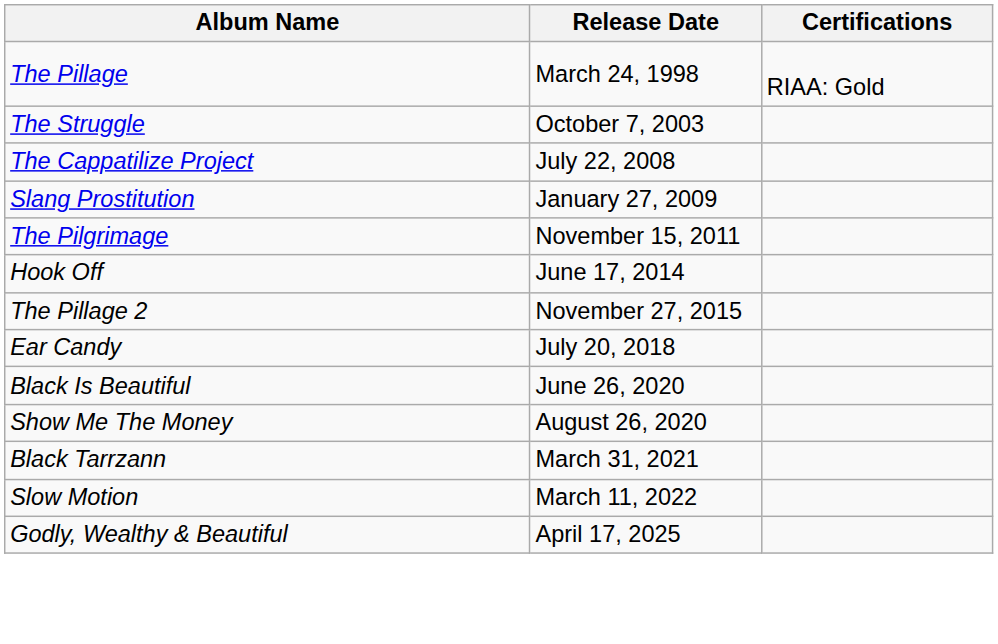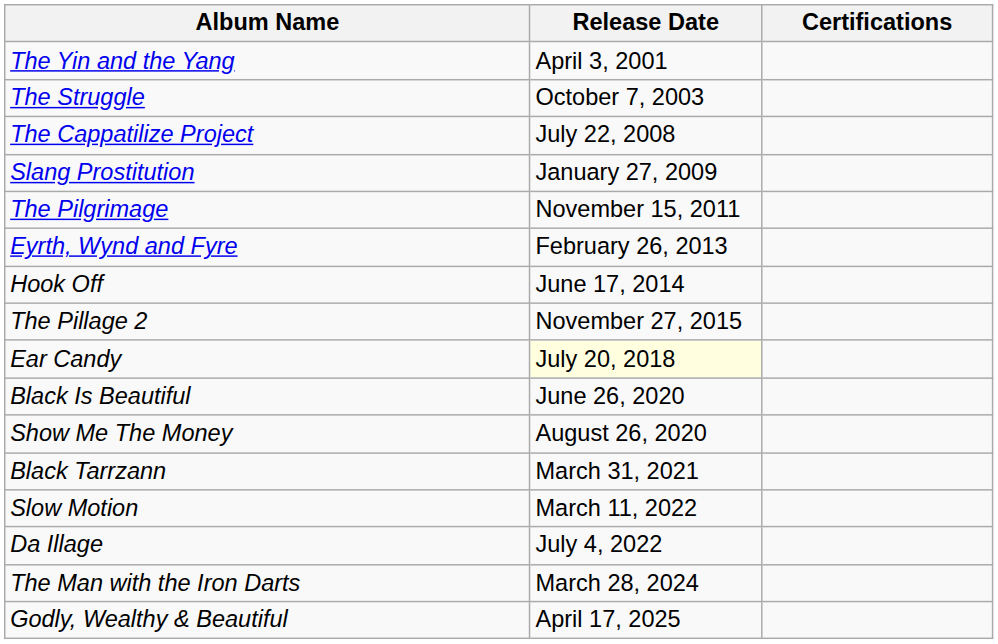- row: (69, 73)
+ row: (122, 60)
+ row: (124, 246)
(605, 348) no background -> (605, 358) lightyellow background
+ row: (57, 545)
+ row: (155, 582)
